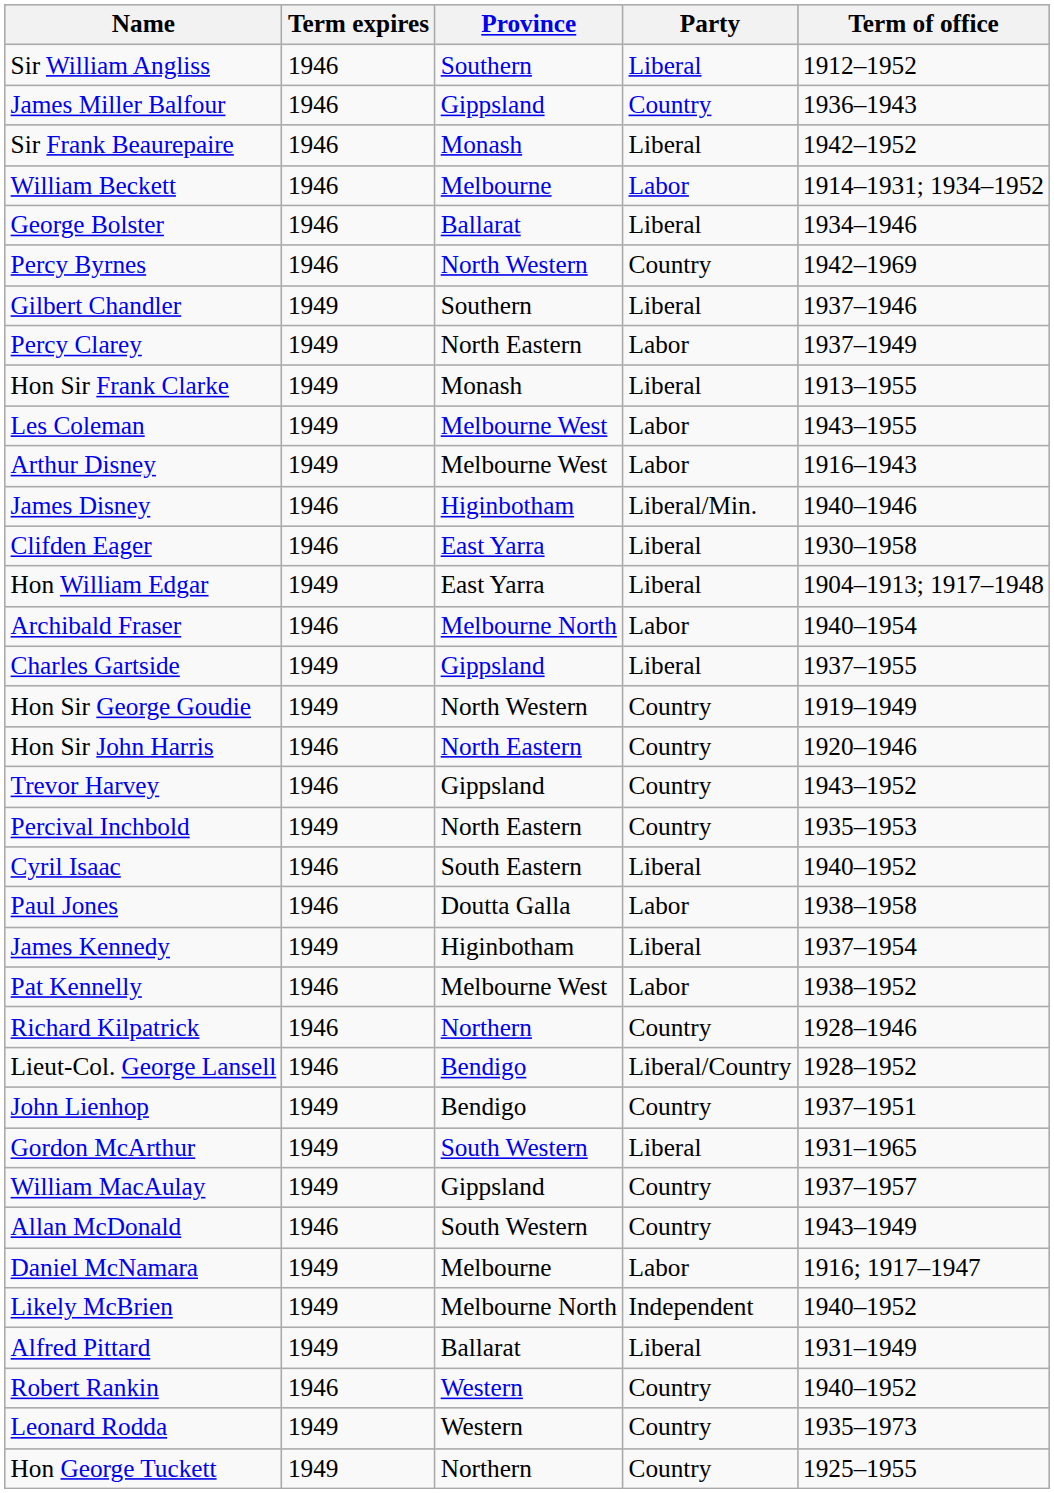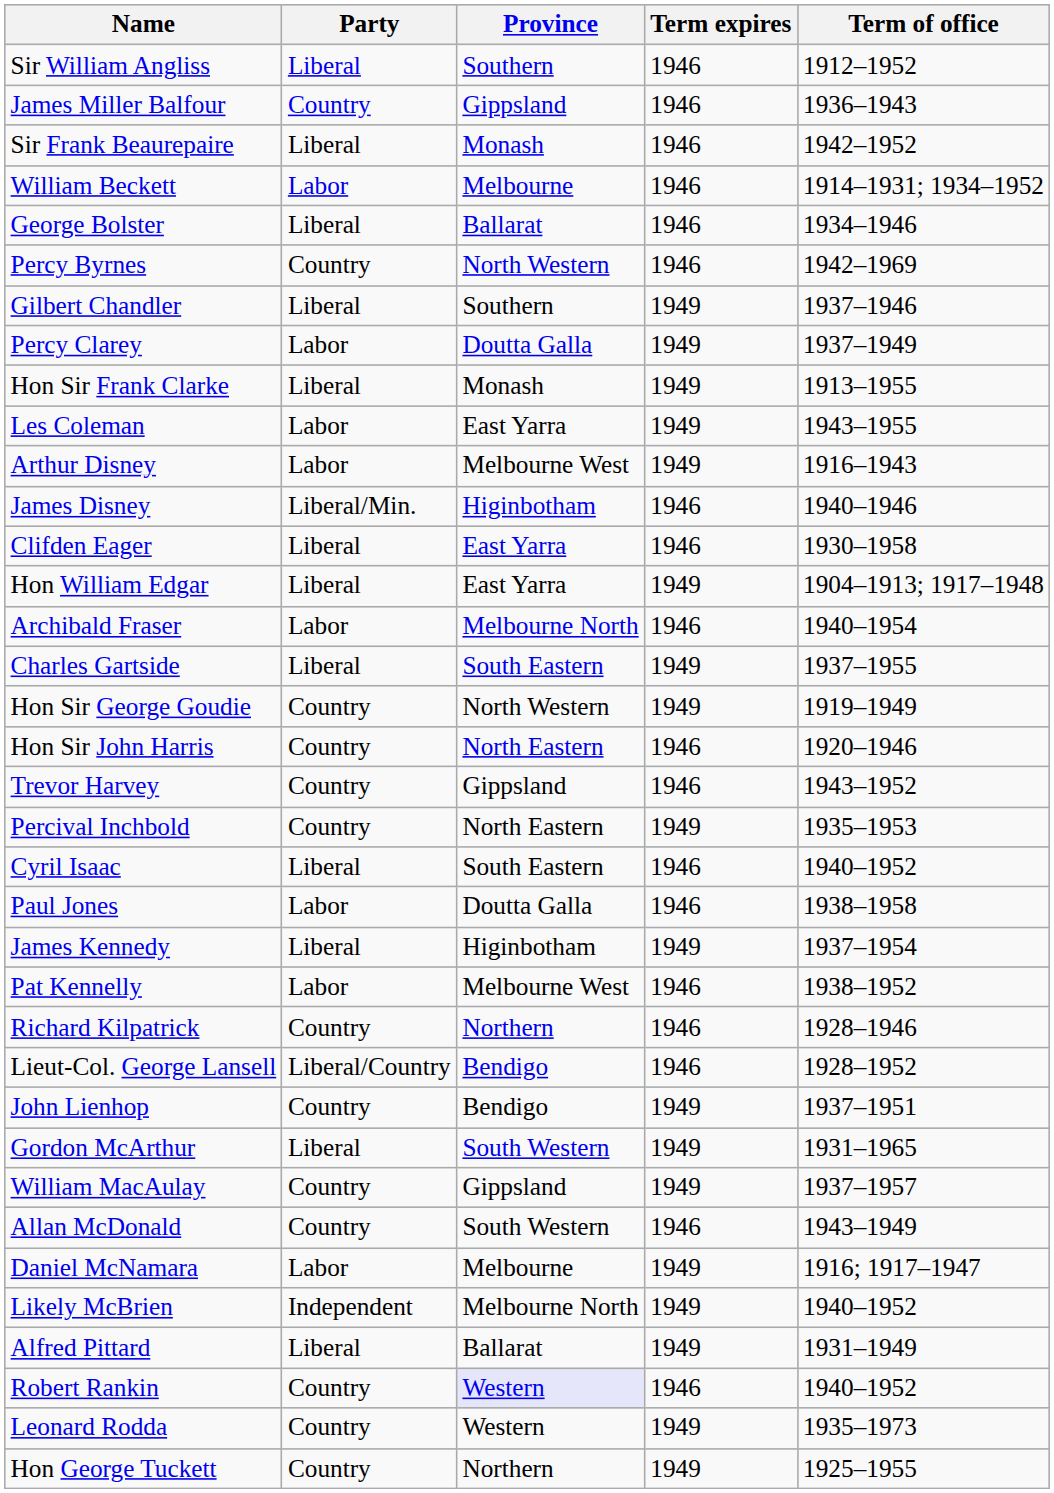columns swapped: (710, 24) <-> (358, 24)
(511, 345) North Eastern -> (527, 345) Doutta Galla
(524, 425) Melbourne West -> (514, 425) East Yarra
(493, 666) Gippsland -> (533, 666) South Eastern
(482, 1387) no background -> (504, 1387) lavender background
